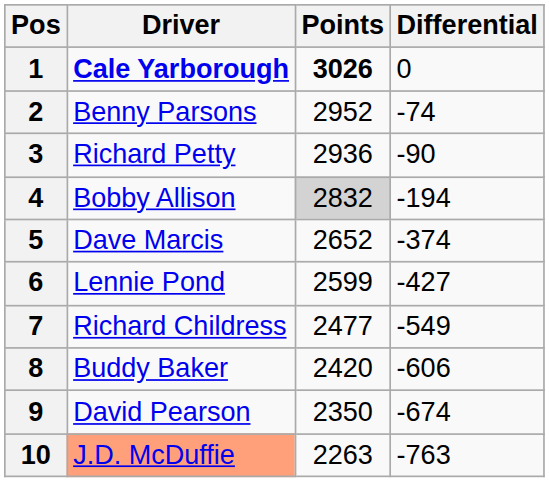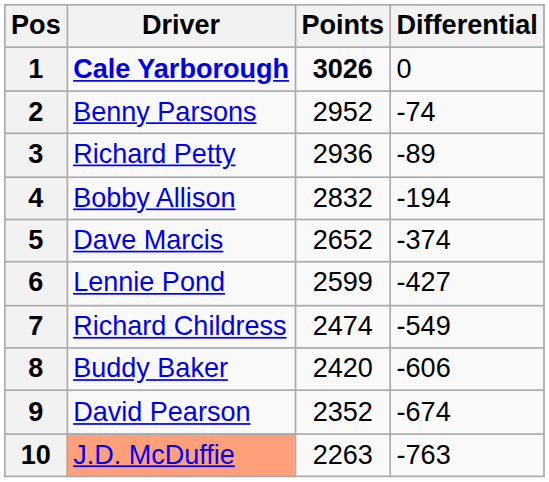(416, 154) -90 -> (416, 154) -89
(343, 197) lightgrey background -> (343, 197) no background
(343, 326) 2477 -> (343, 326) 2474
(343, 411) 2350 -> (343, 411) 2352
